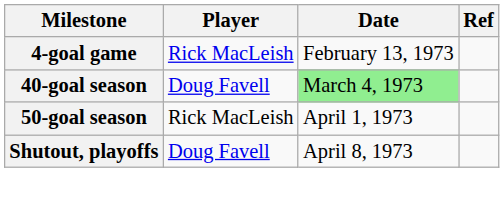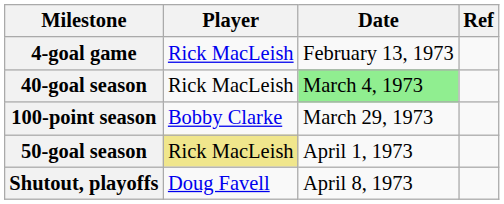(219, 85) Doug Favell -> (231, 85) Rick MacLeish
+ row: (84, 118)
(231, 118) no background -> (231, 150) khaki background
